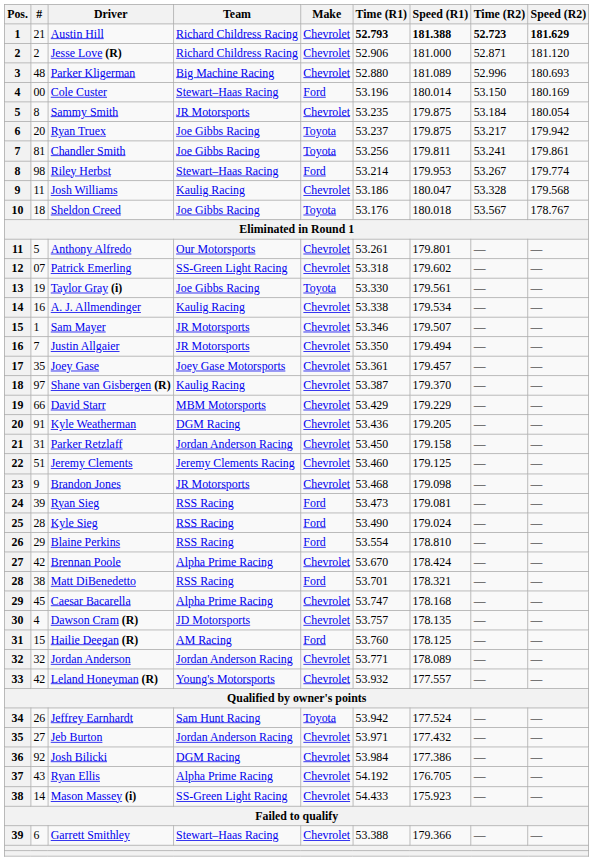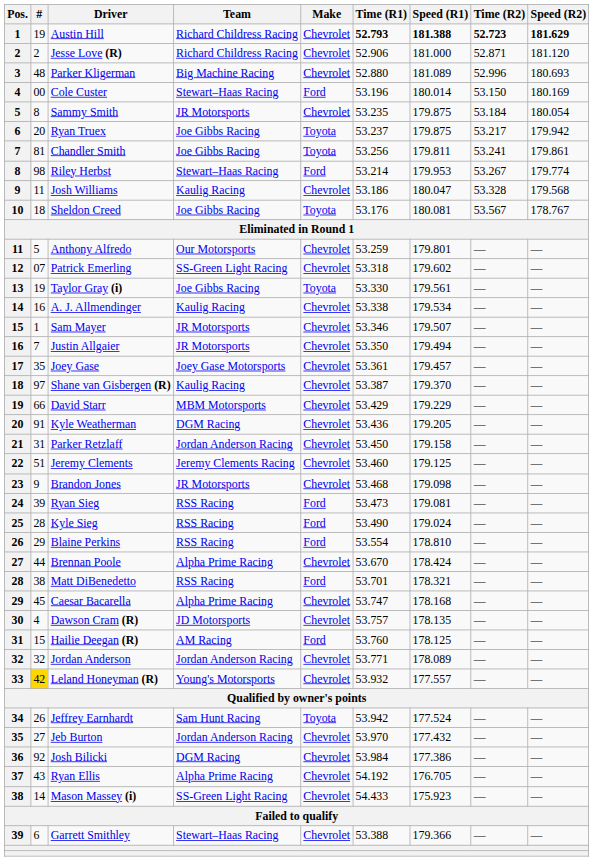(39, 34) 21 -> (39, 34) 19
(432, 209) 180.018 -> (432, 209) 180.081
(372, 249) 53.261 -> (372, 249) 53.259
(39, 561) 42 -> (39, 561) 44
(39, 679) no background -> (39, 679) gold background
(372, 737) 53.971 -> (372, 737) 53.970
